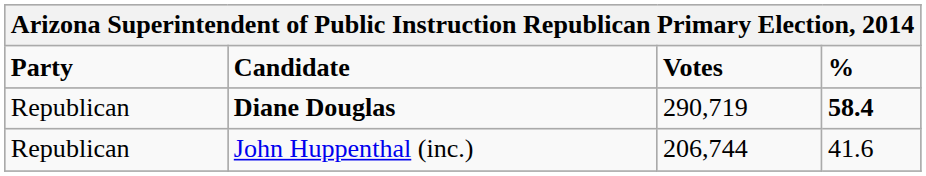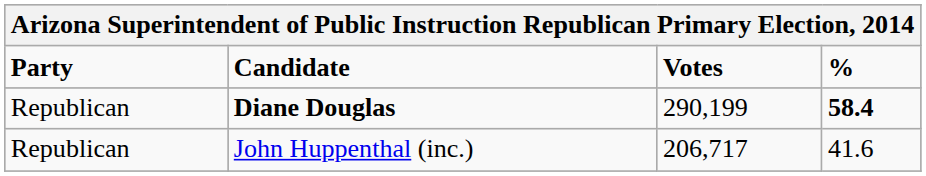(705, 107) 290,719 -> (705, 107) 290,199
(705, 149) 206,744 -> (705, 149) 206,717
